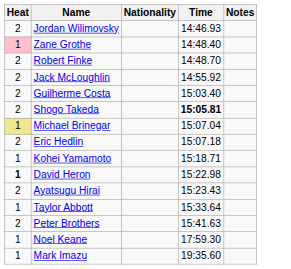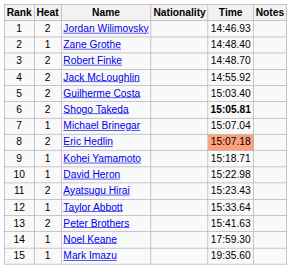+ column: (19, 12)
(18, 45) pink background -> (48, 45) no background
(18, 126) khaki background -> (48, 126) no background
(201, 142) no background -> (231, 142) lightsalmon background
(18, 175) bold -> (48, 175) normal
